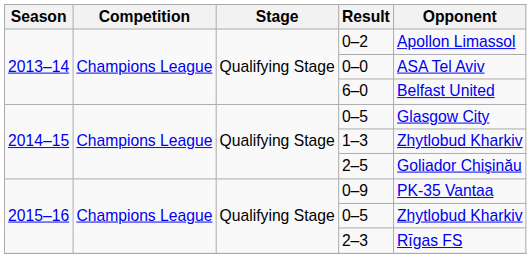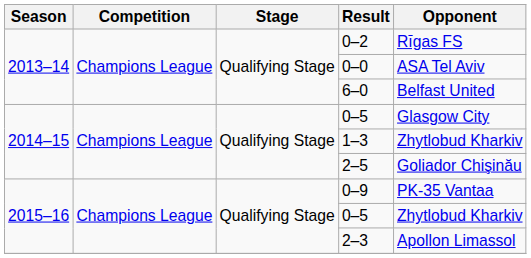(456, 41) Apollon Limassol -> (430, 41) Rīgas FS
(430, 240) Rīgas FS -> (456, 240) Apollon Limassol
